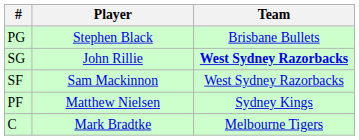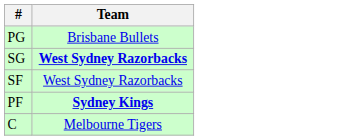- column: (113, 15)
(274, 102) normal -> (113, 102) bold
